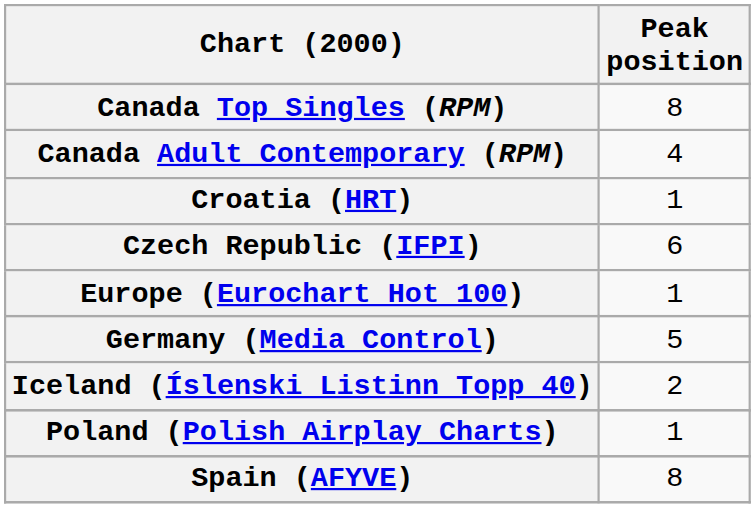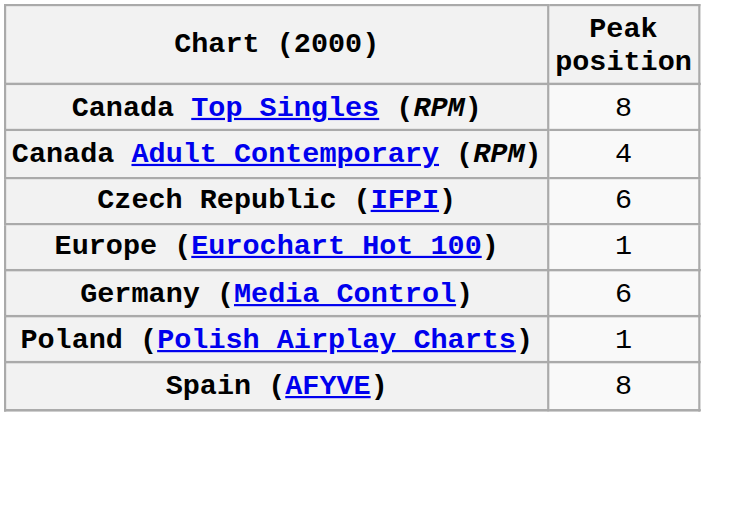- row: (302, 200)
(675, 340) 5 -> (623, 293) 6
- row: (302, 386)
